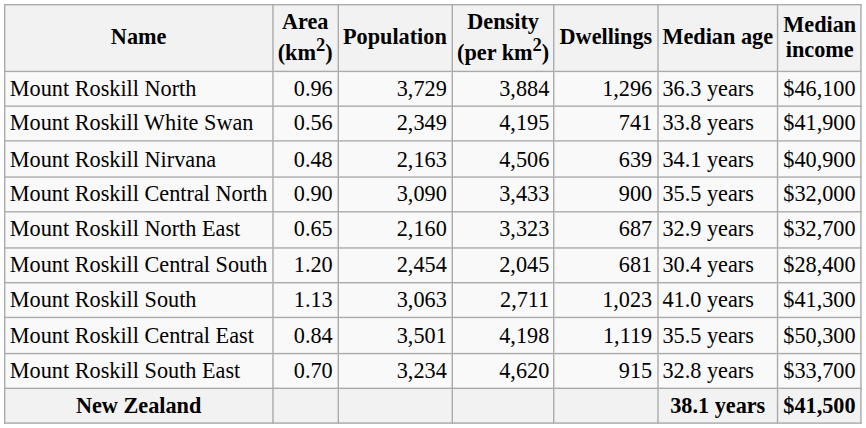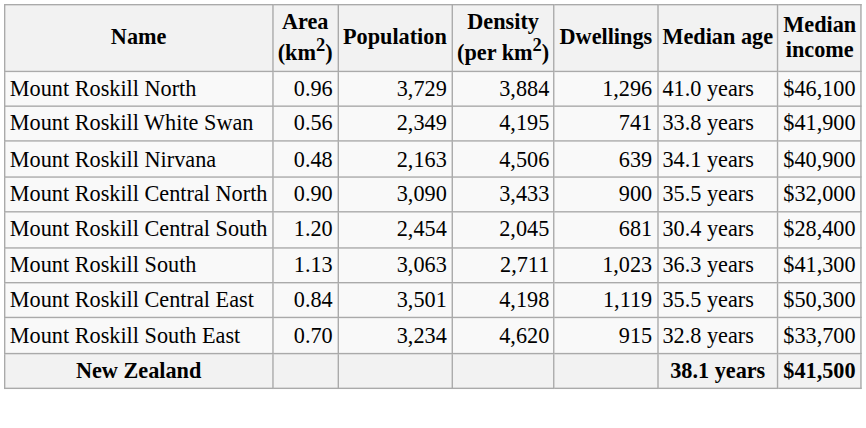(708, 88) 36.3 years -> (708, 88) 41.0 years
- row: (125, 229)
(708, 300) 41.0 years -> (708, 264) 36.3 years
